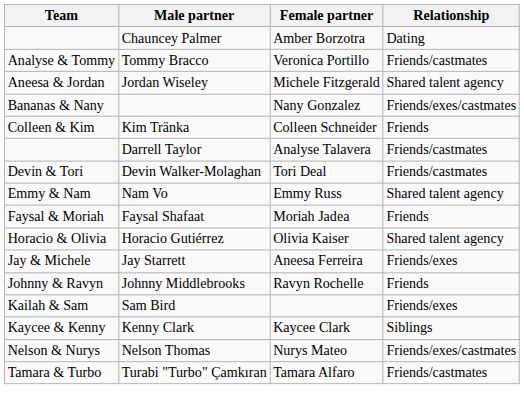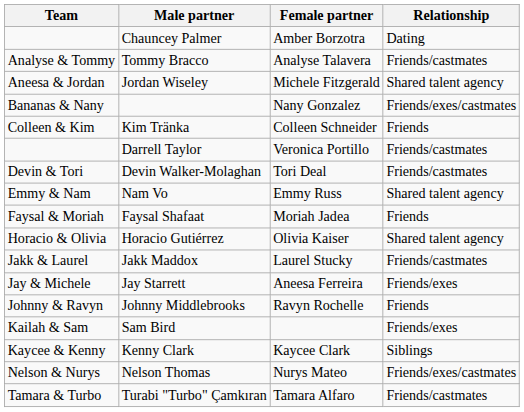(321, 60) Veronica Portillo -> (322, 60) Analyse Talavera
(322, 149) Analyse Talavera -> (321, 149) Veronica Portillo
+ row: (160, 261)
